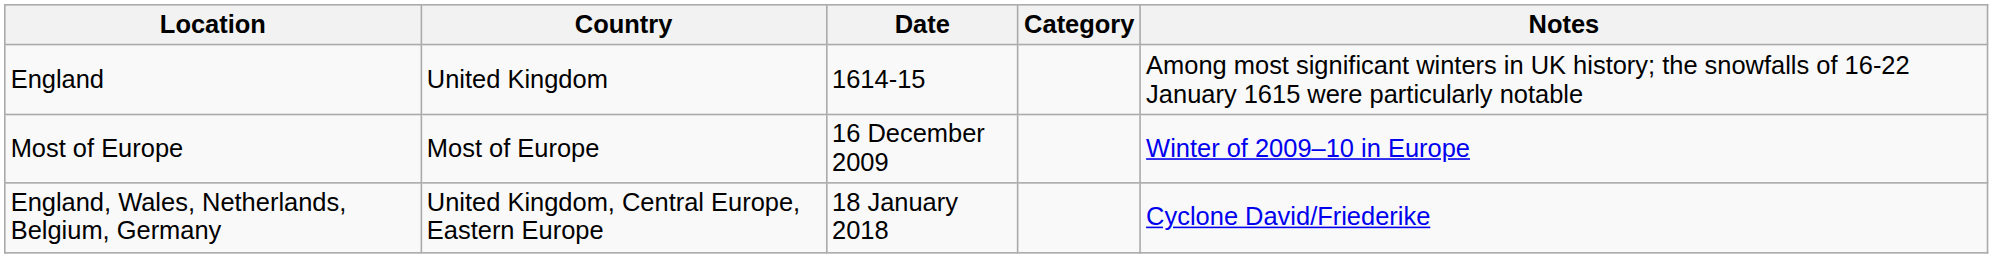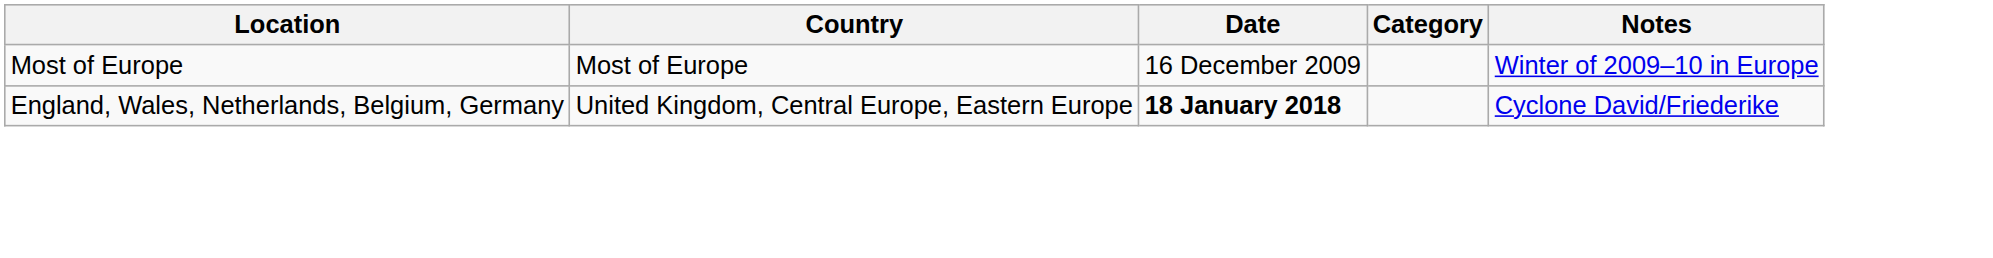- row: (57, 79)
(895, 217) normal -> (1243, 105) bold
